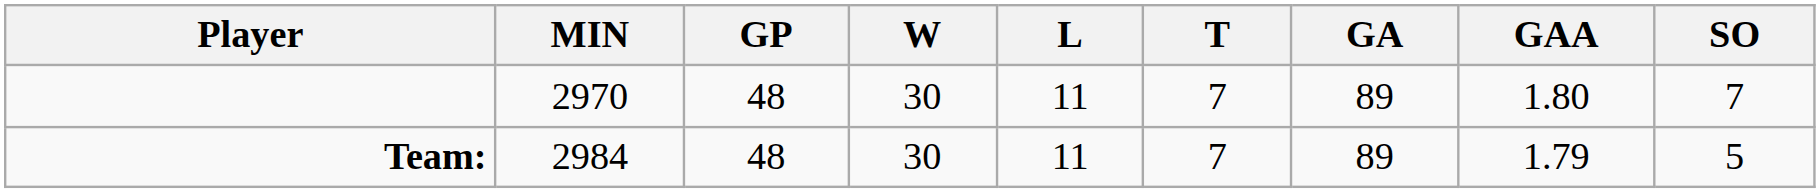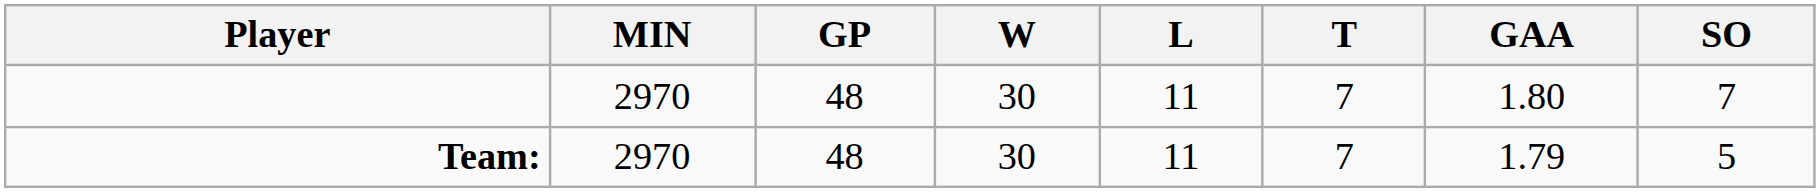- column: (1375, 34)
(590, 156) 2984 -> (652, 156) 2970
